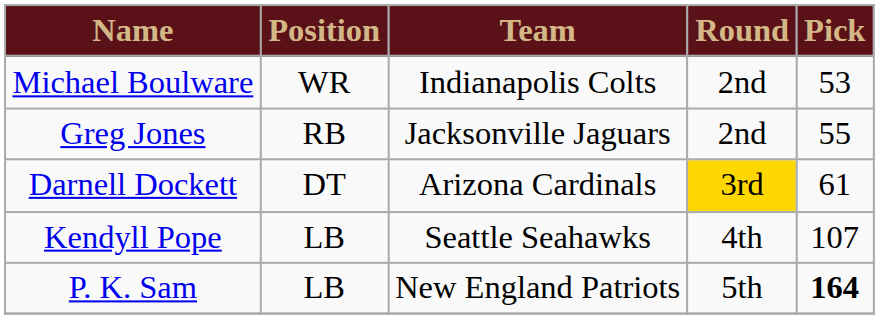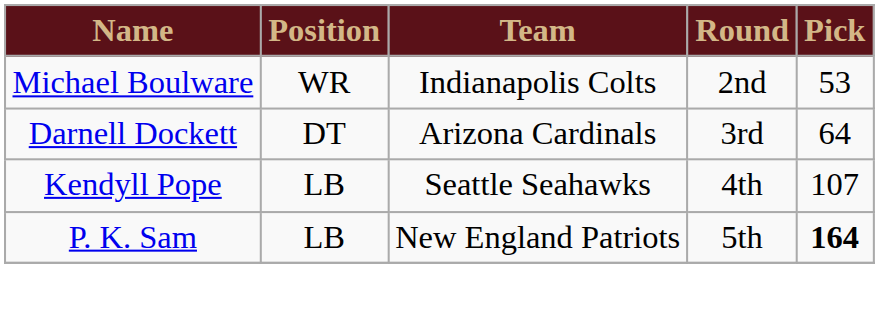- row: (133, 133)
(742, 184) gold background -> (742, 133) no background
(835, 184) 61 -> (835, 133) 64
